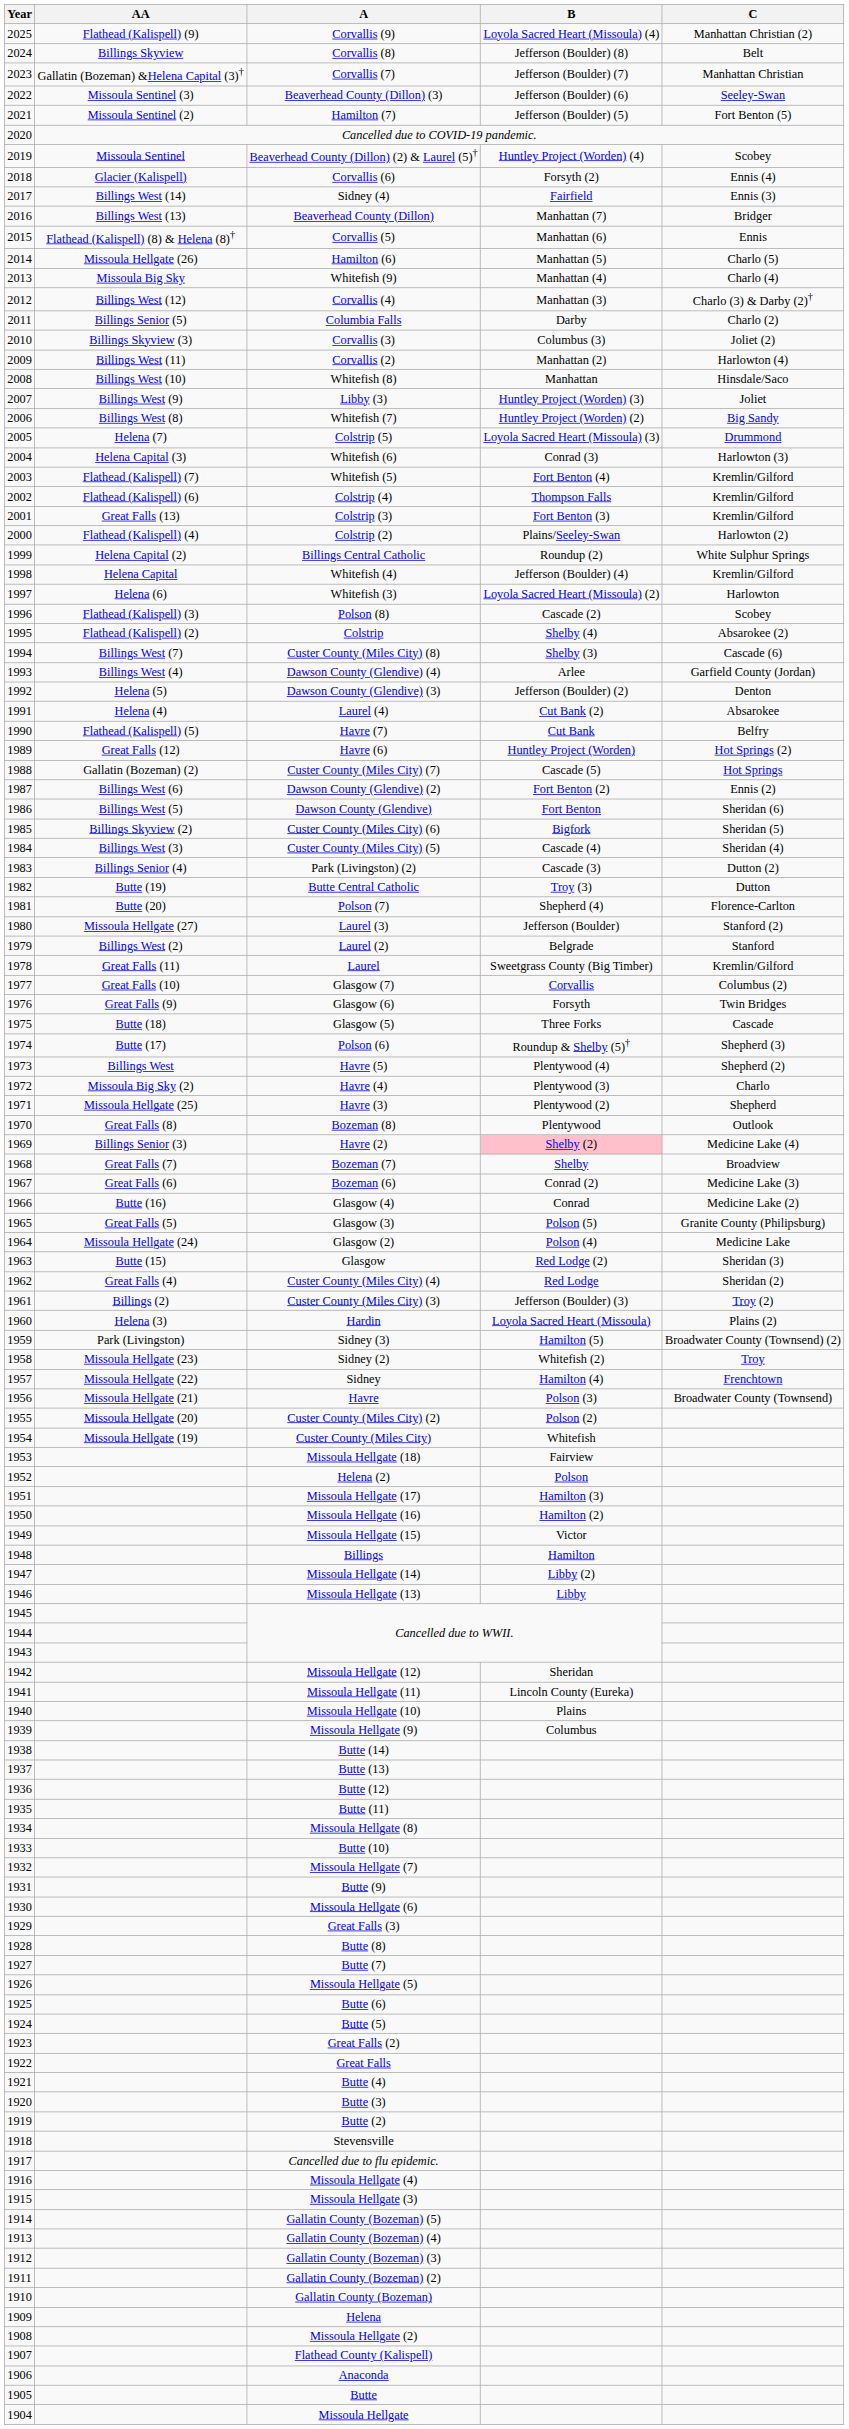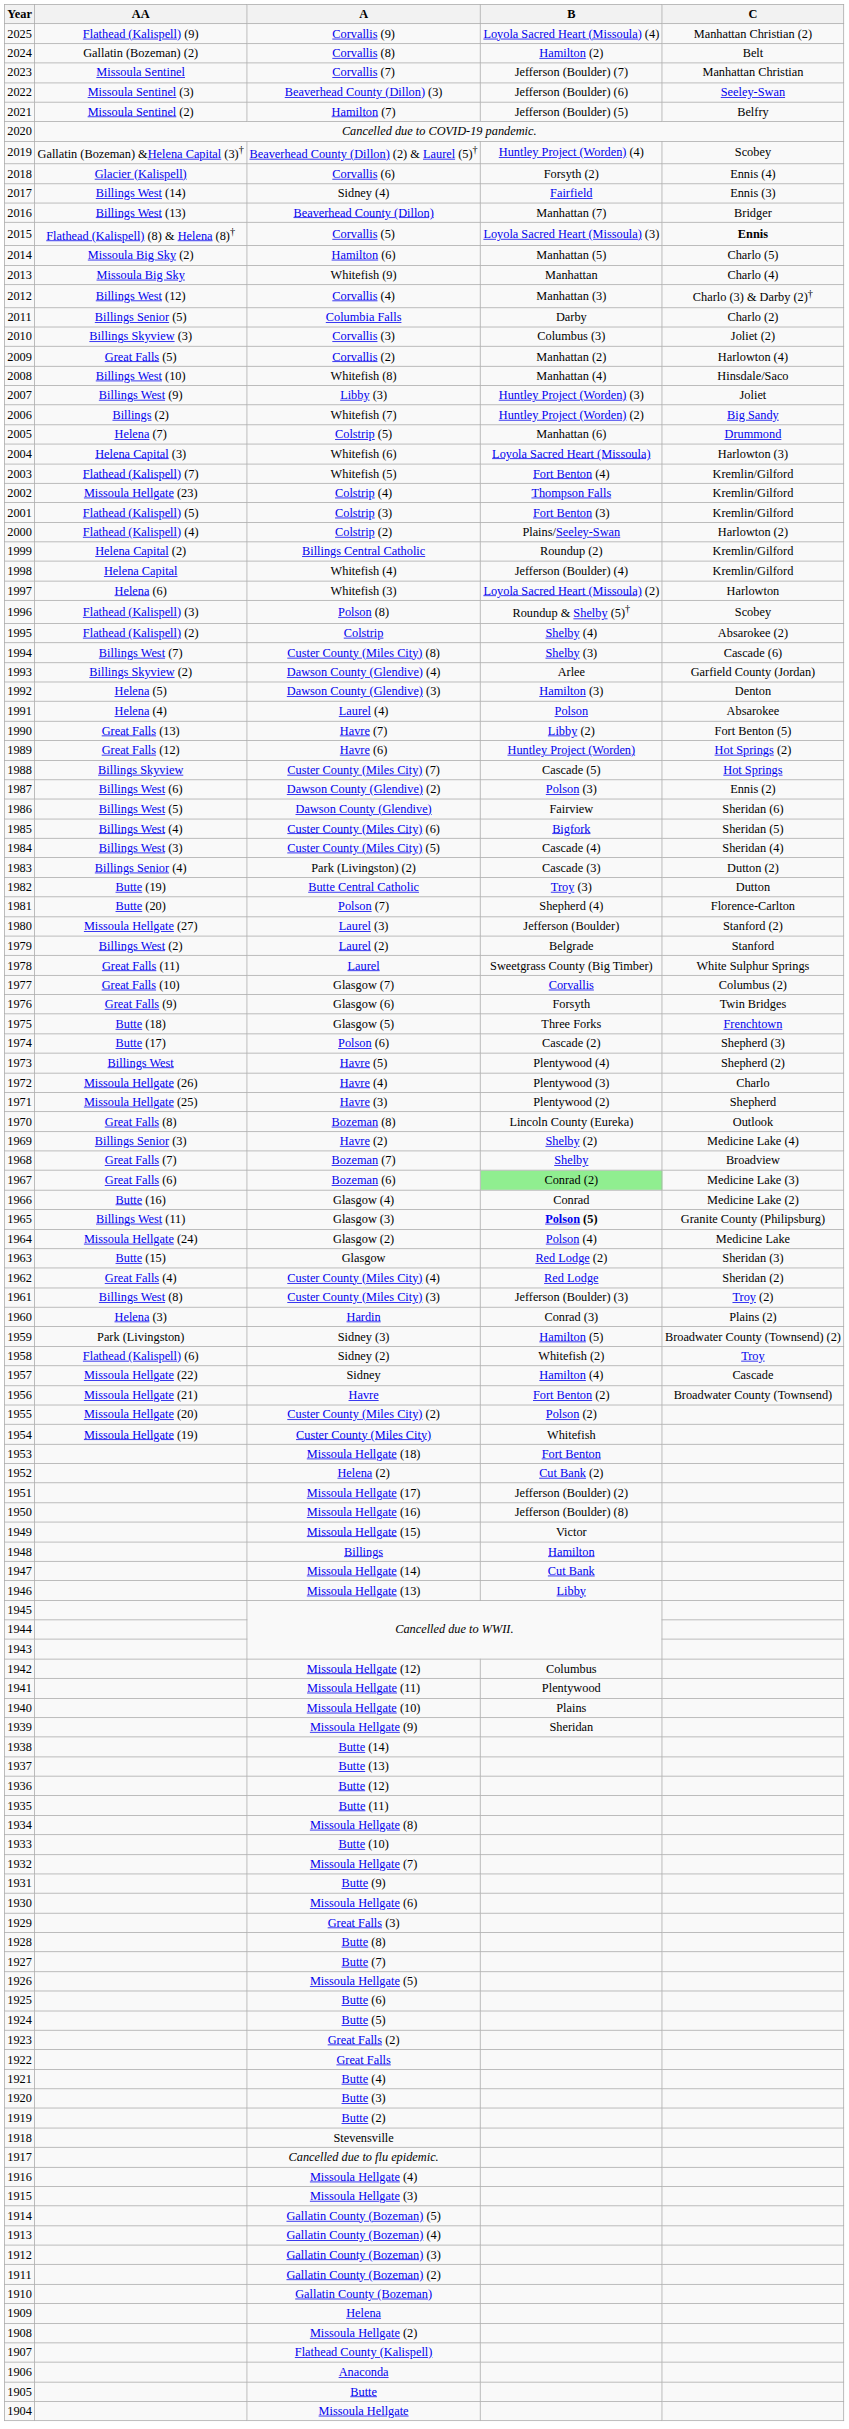(141, 53) Billings Skyview -> (141, 53) Gallatin (Bozeman) (2)
(571, 53) Jefferson (Boulder) (8) -> (571, 53) Hamilton (2)
(141, 74) Gallatin (Bozeman) &Helena Capital (3)† -> (141, 72) Missoula Sentinel
(753, 115) Fort Benton (5) -> (753, 111) Belfry
(141, 156) Missoula Sentinel -> (141, 152) Gallatin (Bozeman) &Helena Capital (3)†
(571, 237) Manhattan (6) -> (571, 234) Loyola Sacred Heart (Missoula) (3)
(753, 237) normal -> (753, 234) bold
(141, 258) Missoula Hellgate (26) -> (141, 255) Missoula Big Sky (2)
(571, 278) Manhattan (4) -> (571, 274) Manhattan
(141, 359) Billings West (11) -> (141, 356) Great Falls (5)
(571, 379) Manhattan -> (571, 375) Manhattan (4)
(141, 418) Billings West (8) -> (141, 415) Billings (2)
(571, 437) Loyola Sacred Heart (Missoula) (3) -> (571, 434) Manhattan (6)
(571, 457) Conrad (3) -> (571, 454) Loyola Sacred Heart (Missoula)
(141, 496) Flathead (Kalispell) (6) -> (141, 493) Missoula Hellgate (23)
(141, 516) Great Falls (13) -> (141, 512) Flathead (Kalispell) (5)
(753, 555) White Sulphur Springs -> (753, 551) Kremlin/Gilford
(571, 613) Cascade (2) -> (571, 612) Roundup & Shelby (5)†
(141, 672) Billings West (4) -> (141, 672) Billings Skyview (2)
(571, 691) Jefferson (Boulder) (2) -> (571, 691) Hamilton (3)
(571, 711) Cut Bank (2) -> (571, 711) Polson
(141, 730) Flathead (Kalispell) (5) -> (141, 730) Great Falls (13)
(571, 730) Cut Bank -> (571, 730) Libby (2)
(753, 730) Belfry -> (753, 730) Fort Benton (5)
(141, 770) Gallatin (Bozeman) (2) -> (141, 770) Billings Skyview
(571, 789) Fort Benton (2) -> (571, 789) Polson (3)
(571, 809) Fort Benton -> (571, 809) Fairview
(141, 828) Billings Skyview (2) -> (141, 828) Billings West (4)
(753, 965) Kremlin/Gilford -> (753, 965) White Sulphur Springs
(753, 1024) Cascade -> (753, 1024) Frenchtown
(571, 1045) Roundup & Shelby (5)† -> (571, 1043) Cascade (2)
(141, 1086) Missoula Big Sky (2) -> (141, 1082) Missoula Hellgate (26)
(571, 1125) Plentywood -> (571, 1121) Lincoln County (Eureka)
(571, 1144) pink background -> (571, 1141) no background
(571, 1183) no background -> (571, 1180) lightgreen background
(141, 1222) Great Falls (5) -> (141, 1219) Billings West (11)
(571, 1222) normal -> (571, 1219) bold
(141, 1300) Billings (2) -> (141, 1297) Billings West (8)
(571, 1320) Loyola Sacred Heart (Missoula) -> (571, 1317) Conrad (3)
(141, 1359) Missoula Hellgate (23) -> (141, 1356) Flathead (Kalispell) (6)
(753, 1379) Frenchtown -> (753, 1375) Cascade
(571, 1398) Polson (3) -> (571, 1395) Fort Benton (2)
(571, 1457) Fairview -> (571, 1453) Fort Benton
(571, 1476) Polson -> (571, 1473) Cut Bank (2)
(571, 1496) Hamilton (3) -> (571, 1493) Jefferson (Boulder) (2)
(571, 1515) Hamilton (2) -> (571, 1512) Jefferson (Boulder) (8)
(571, 1574) Libby (2) -> (571, 1571) Cut Bank
(571, 1672) Sheridan -> (571, 1668) Columbus
(571, 1691) Lincoln County (Eureka) -> (571, 1688) Plentywood
(571, 1730) Columbus -> (571, 1727) Sheridan
